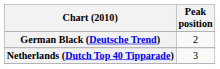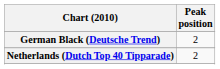(195, 55) 3 -> (195, 55) 2
